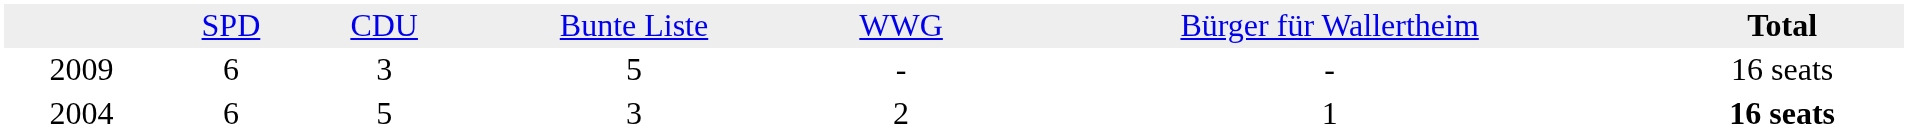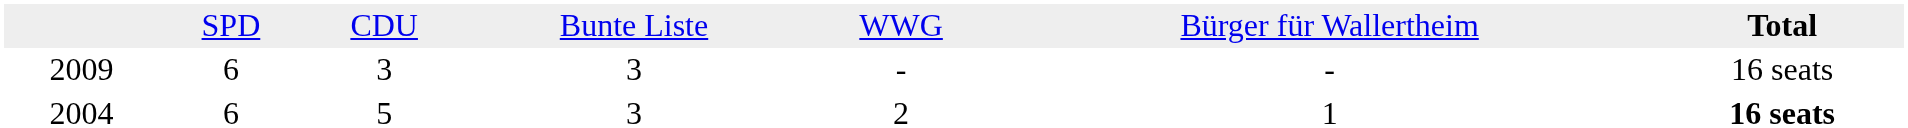(634, 69) 5 -> (634, 69) 3
